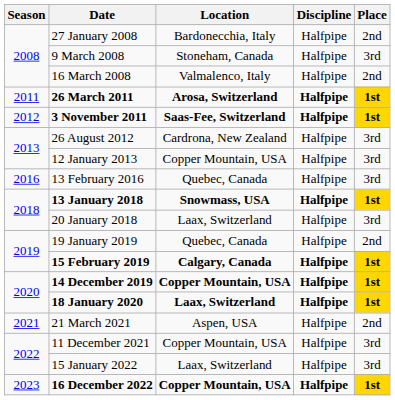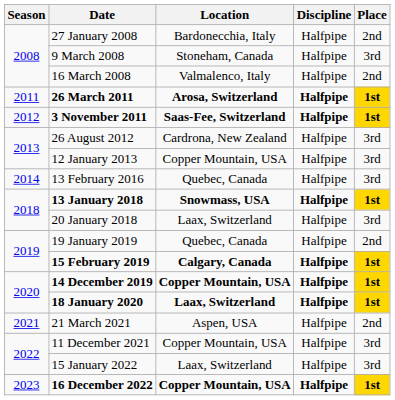(26, 179) 2016 -> (26, 179) 2014
